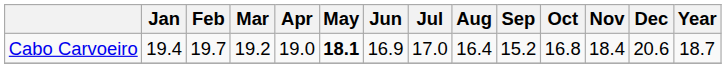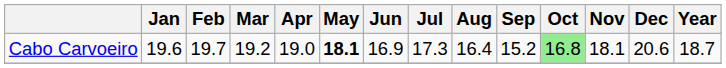(164, 48) 19.4 -> (164, 48) 19.6
(430, 48) 17.0 -> (430, 48) 17.3
(563, 48) no background -> (563, 48) lightgreen background
(607, 48) 18.4 -> (607, 48) 18.1
